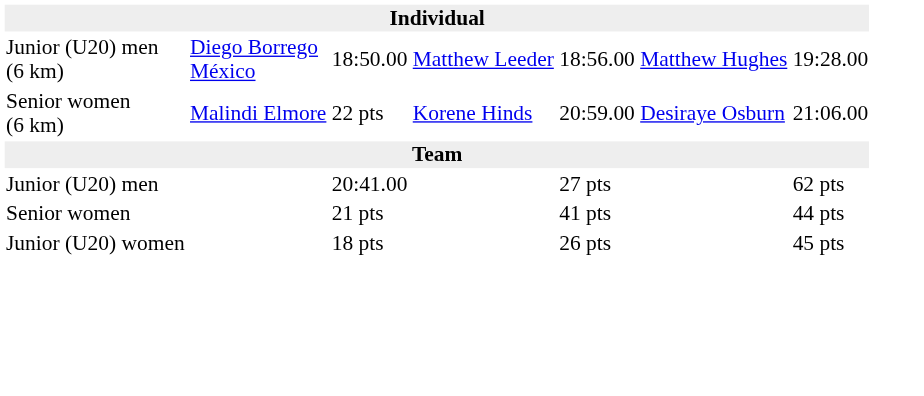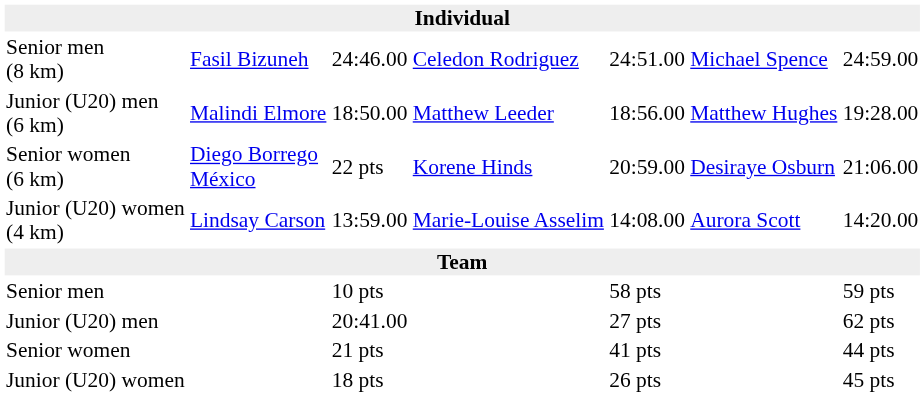+ row: (55, 59)
(254, 59) Diego Borrego México -> (258, 113) Malindi Elmore
(258, 113) Malindi Elmore -> (254, 166) Diego Borrego México
+ row: (95, 220)
+ row: (55, 291)
